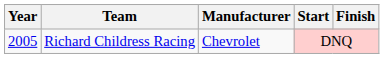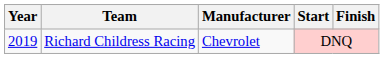(23, 41) 2005 -> (23, 41) 2019
